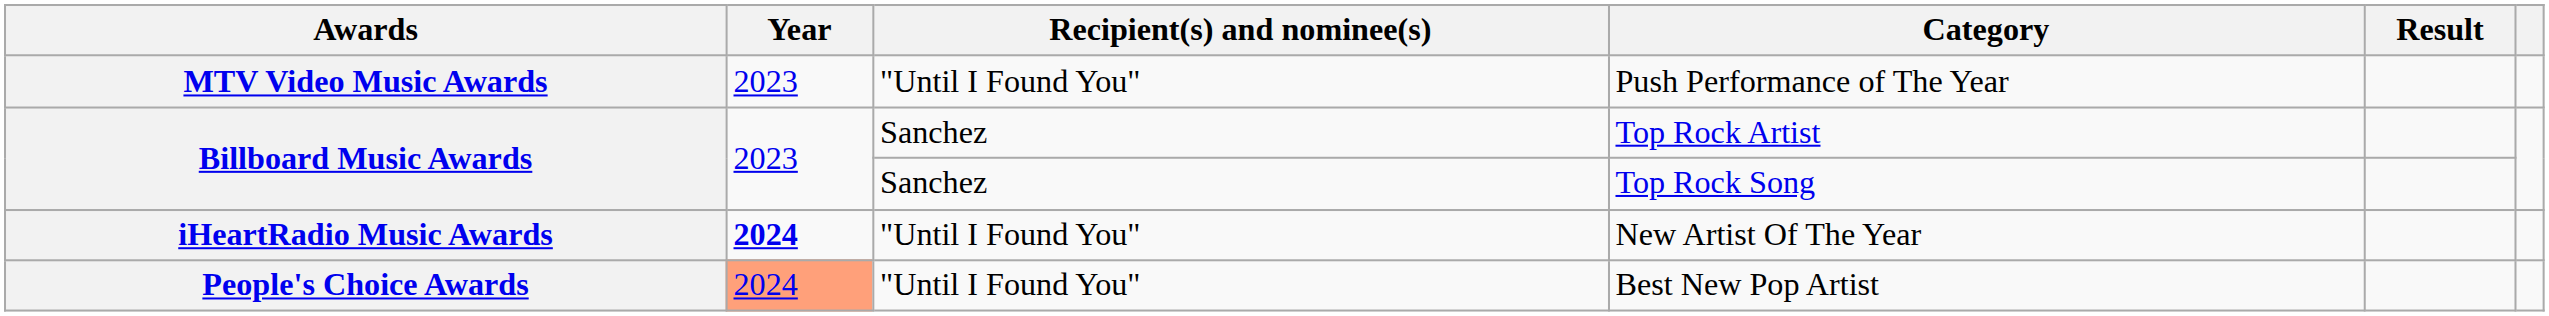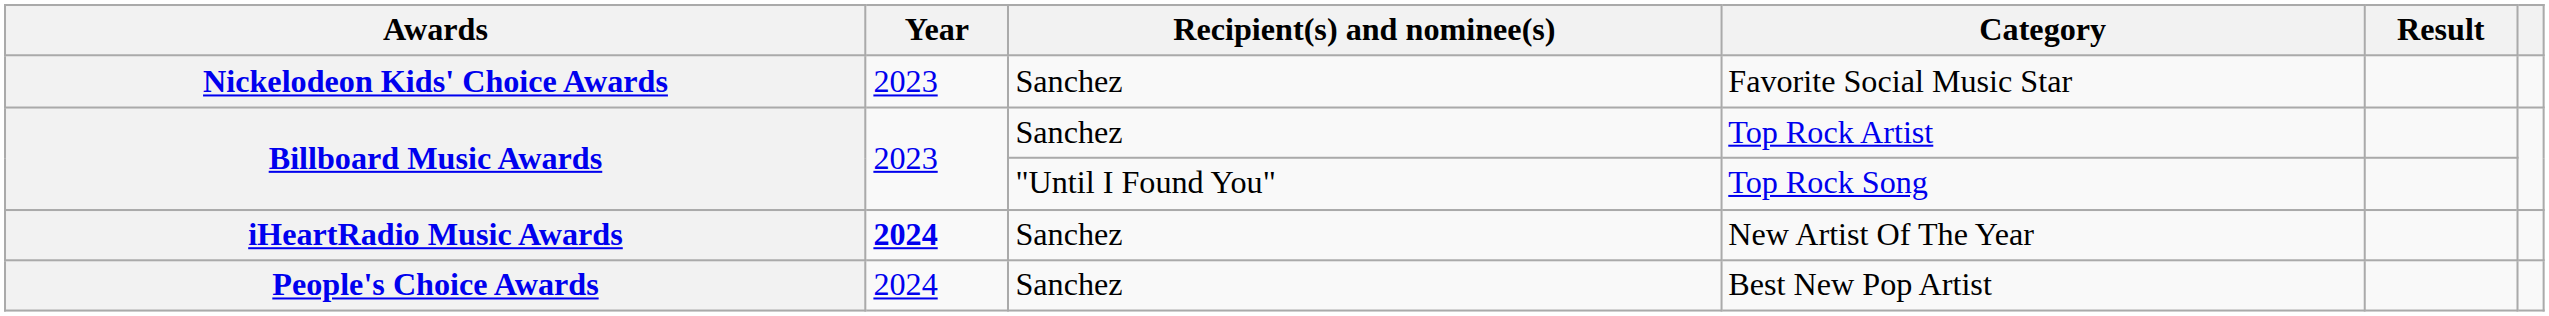+ row: (1900, 81)
- row: (1812, 81)
(934, 183) Sanchez -> (1146, 183) "Until I Found You"
(1010, 234) "Until I Found You" -> (1069, 234) Sanchez
(766, 285) lightsalmon background -> (906, 285) no background
(1010, 285) "Until I Found You" -> (1069, 285) Sanchez
